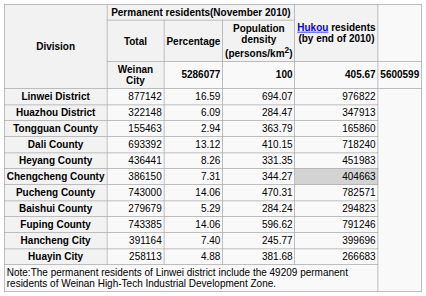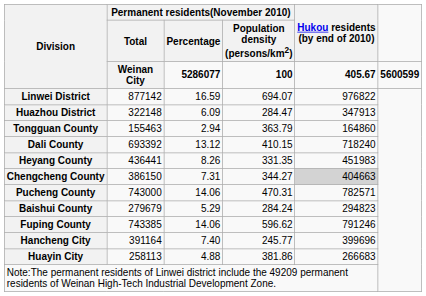(359, 129) 165860 -> (359, 129) 164860
(277, 257) 381.68 -> (277, 257) 381.86
